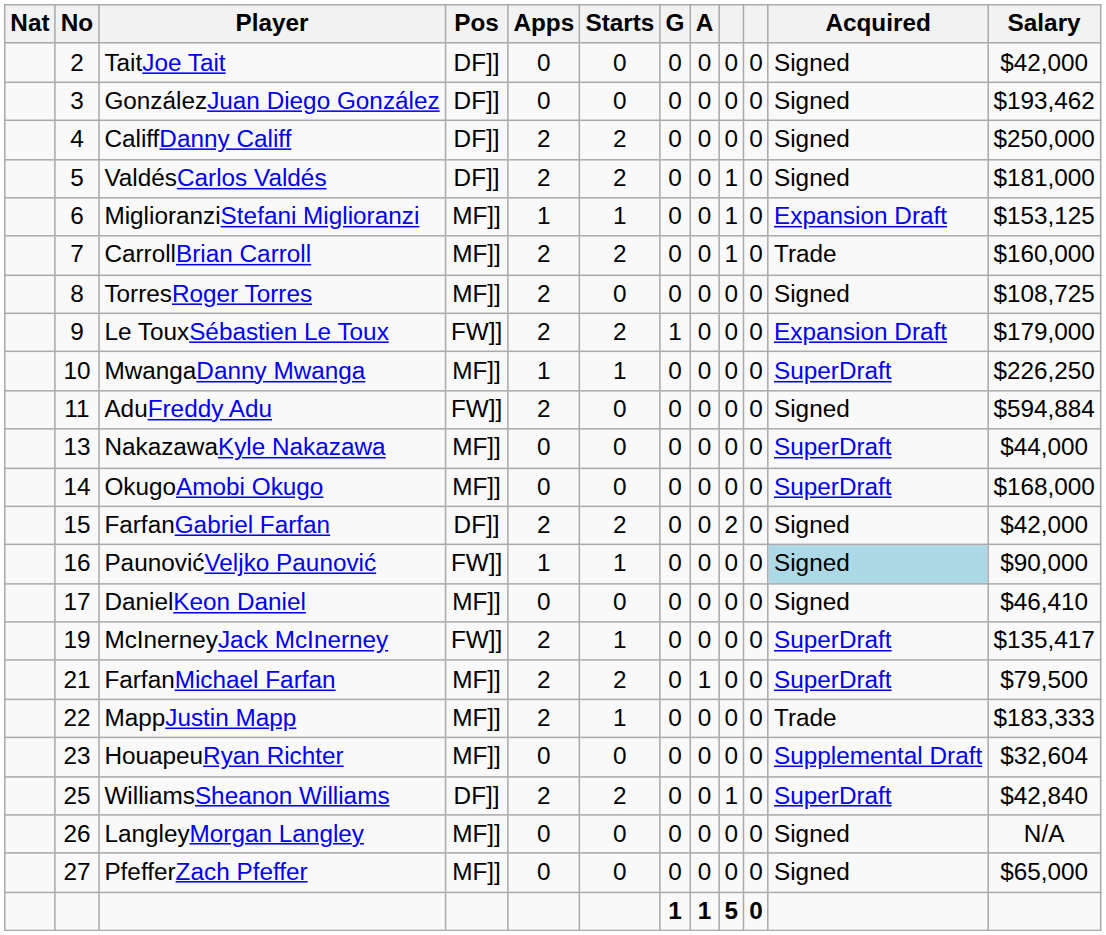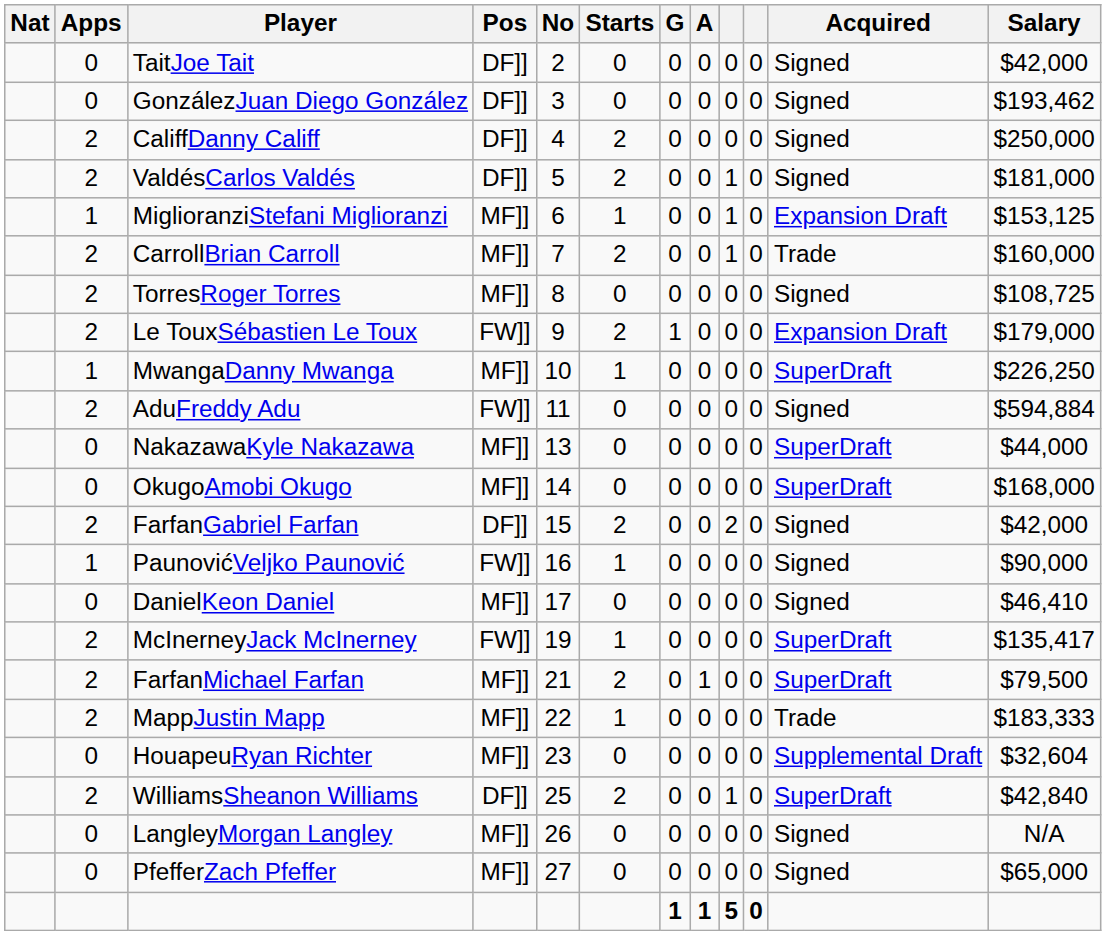columns swapped: (77, 23) <-> (544, 23)
(812, 563) lightblue background -> (812, 563) no background
